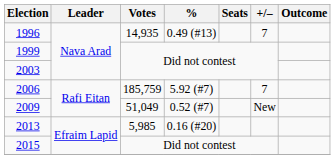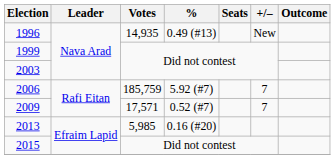(265, 32) 7 -> (265, 32) New
(142, 107) 51,049 -> (142, 107) 17,571
(265, 107) New -> (265, 107) 7
